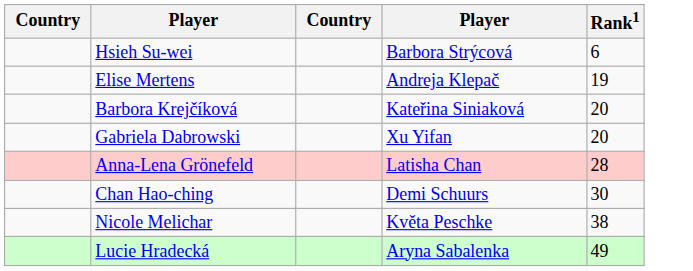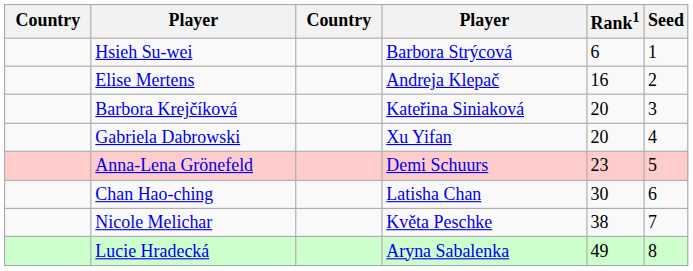+ column: (666, 21)
(599, 80) 19 -> (599, 80) 16
(434, 165) Latisha Chan -> (437, 165) Demi Schuurs
(599, 165) 28 -> (599, 165) 23
(437, 194) Demi Schuurs -> (434, 194) Latisha Chan
